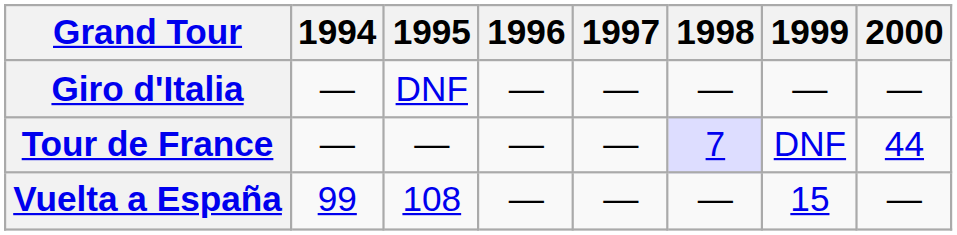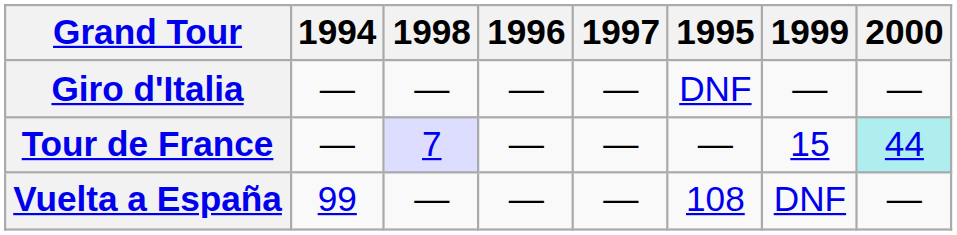columns swapped: (432, 32) <-> (715, 32)
(810, 144) DNF -> (810, 144) 15
(904, 144) no background -> (904, 144) paleturquoise background
(810, 199) 15 -> (810, 199) DNF
